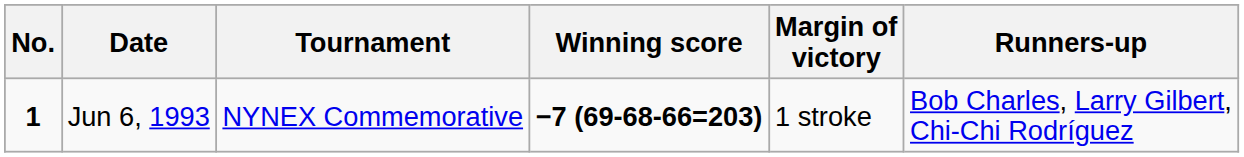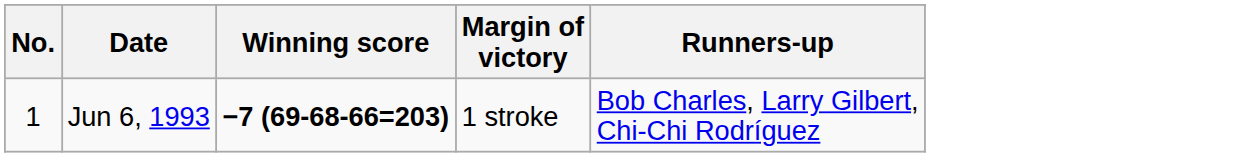- column: (373, 42)
(33, 115) bold -> (33, 115) normal
